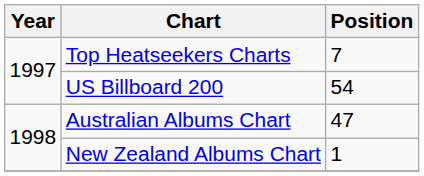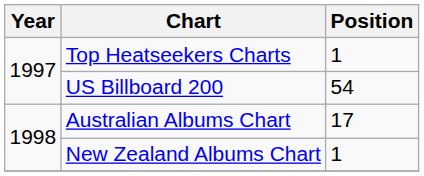(336, 54) 7 -> (336, 54) 1
(342, 120) 47 -> (342, 120) 17
